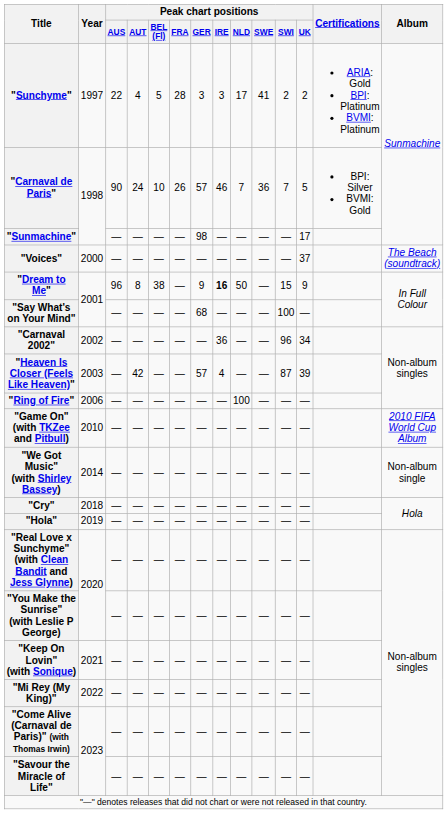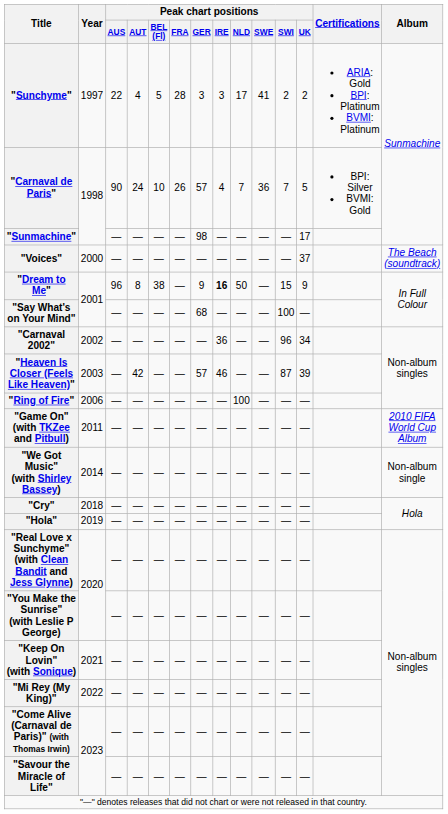(222, 188) 46 -> (222, 188) 4
(222, 373) 4 -> (222, 373) 46
(92, 428) 2010 -> (92, 428) 2011
